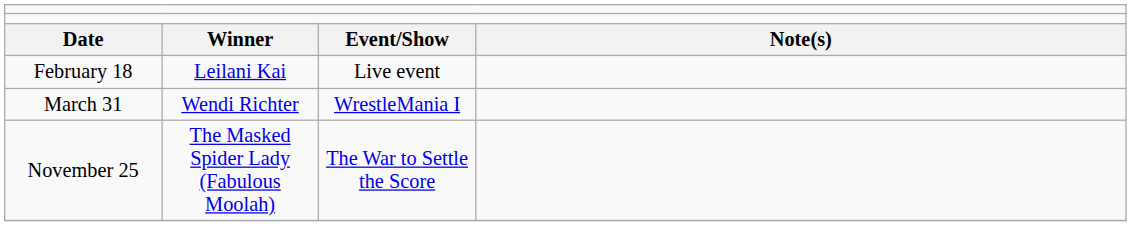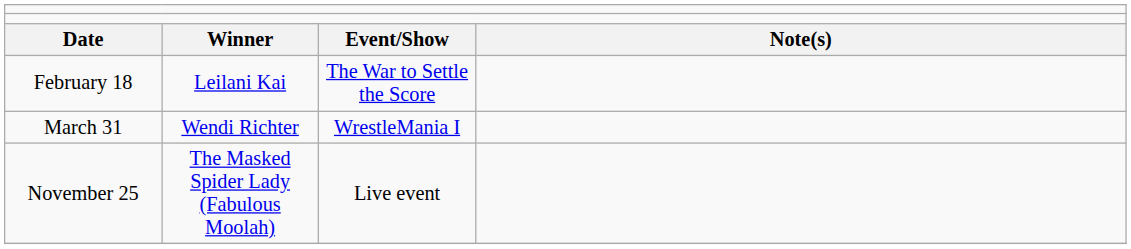(397, 71) Live event -> (397, 83) The War to Settle the Score
(397, 170) The War to Settle the Score -> (397, 193) Live event
